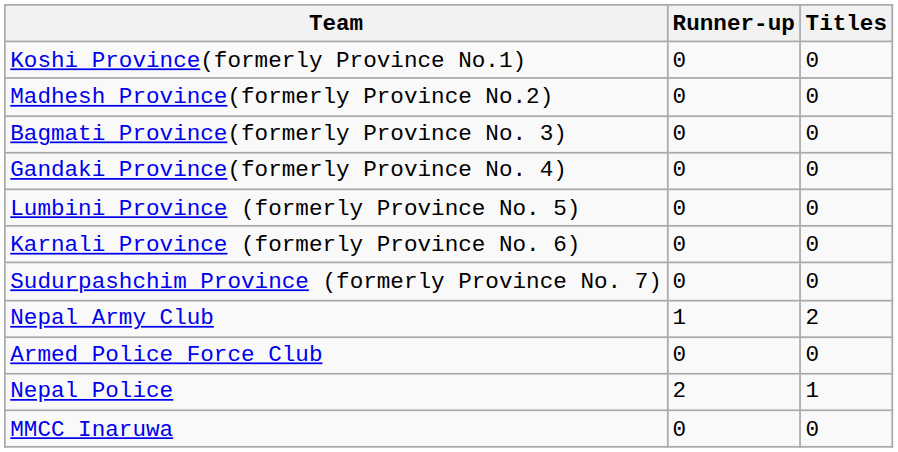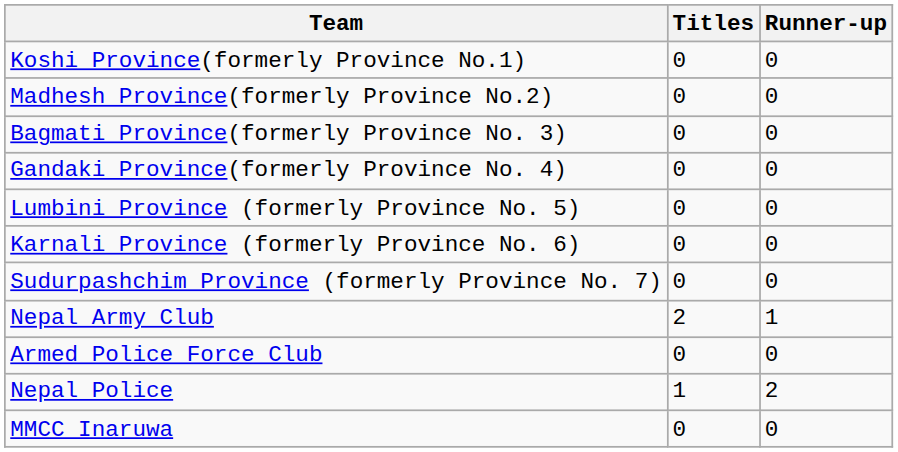columns swapped: (846, 23) <-> (734, 23)
